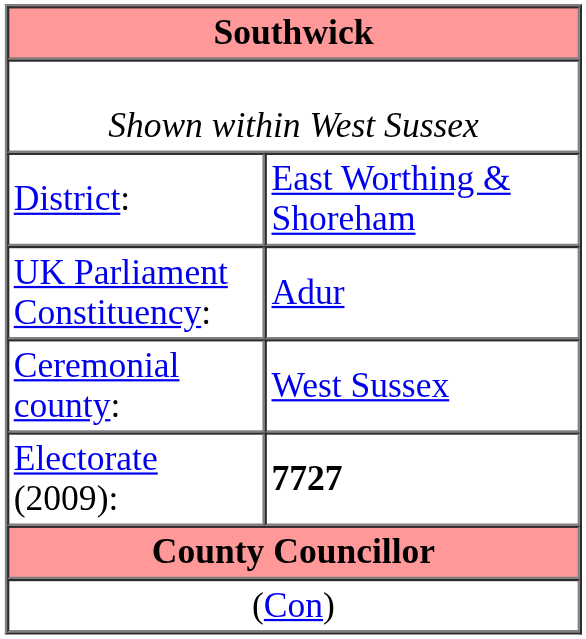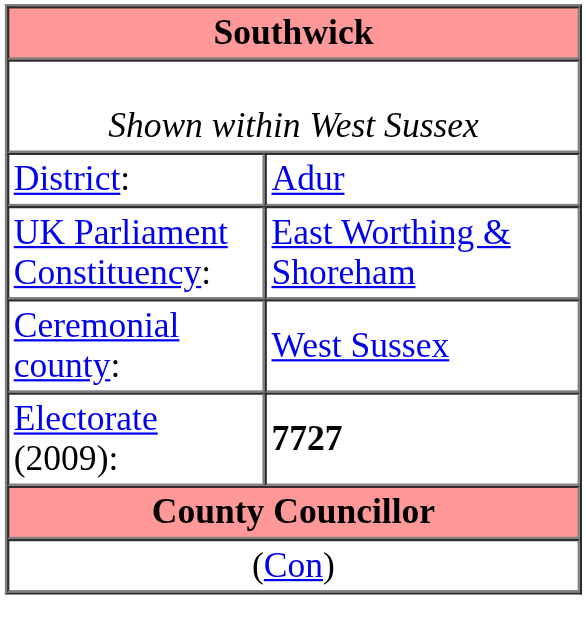(391, 198) East Worthing & Shoreham -> (308, 178) Adur
(308, 291) Adur -> (391, 252) East Worthing & Shoreham
